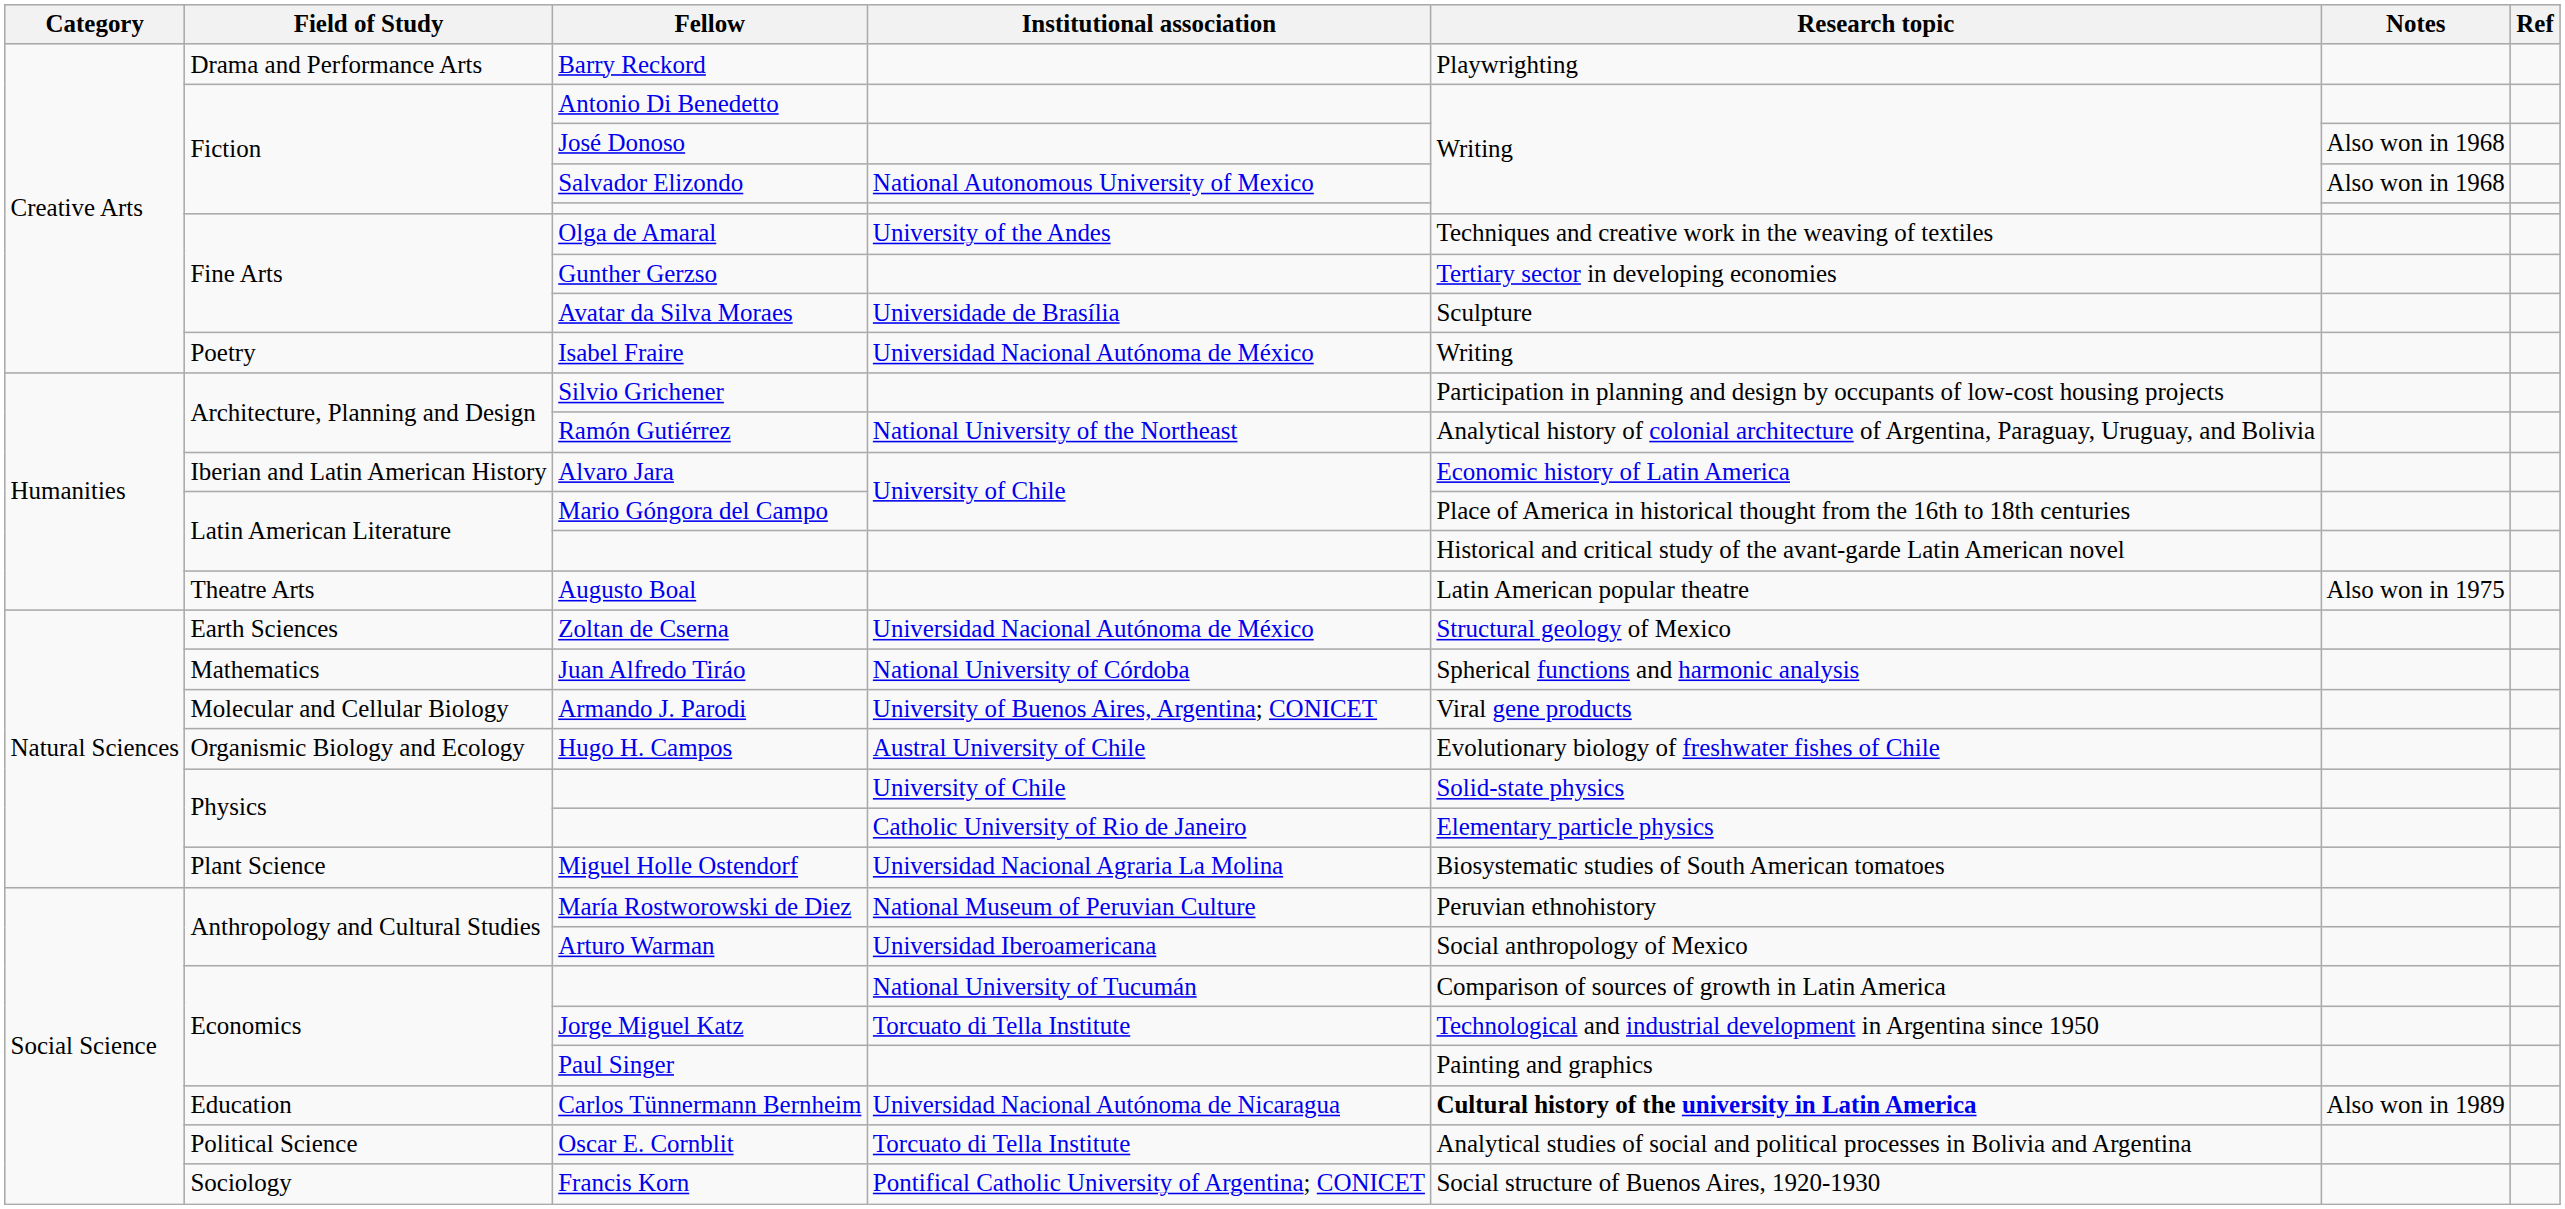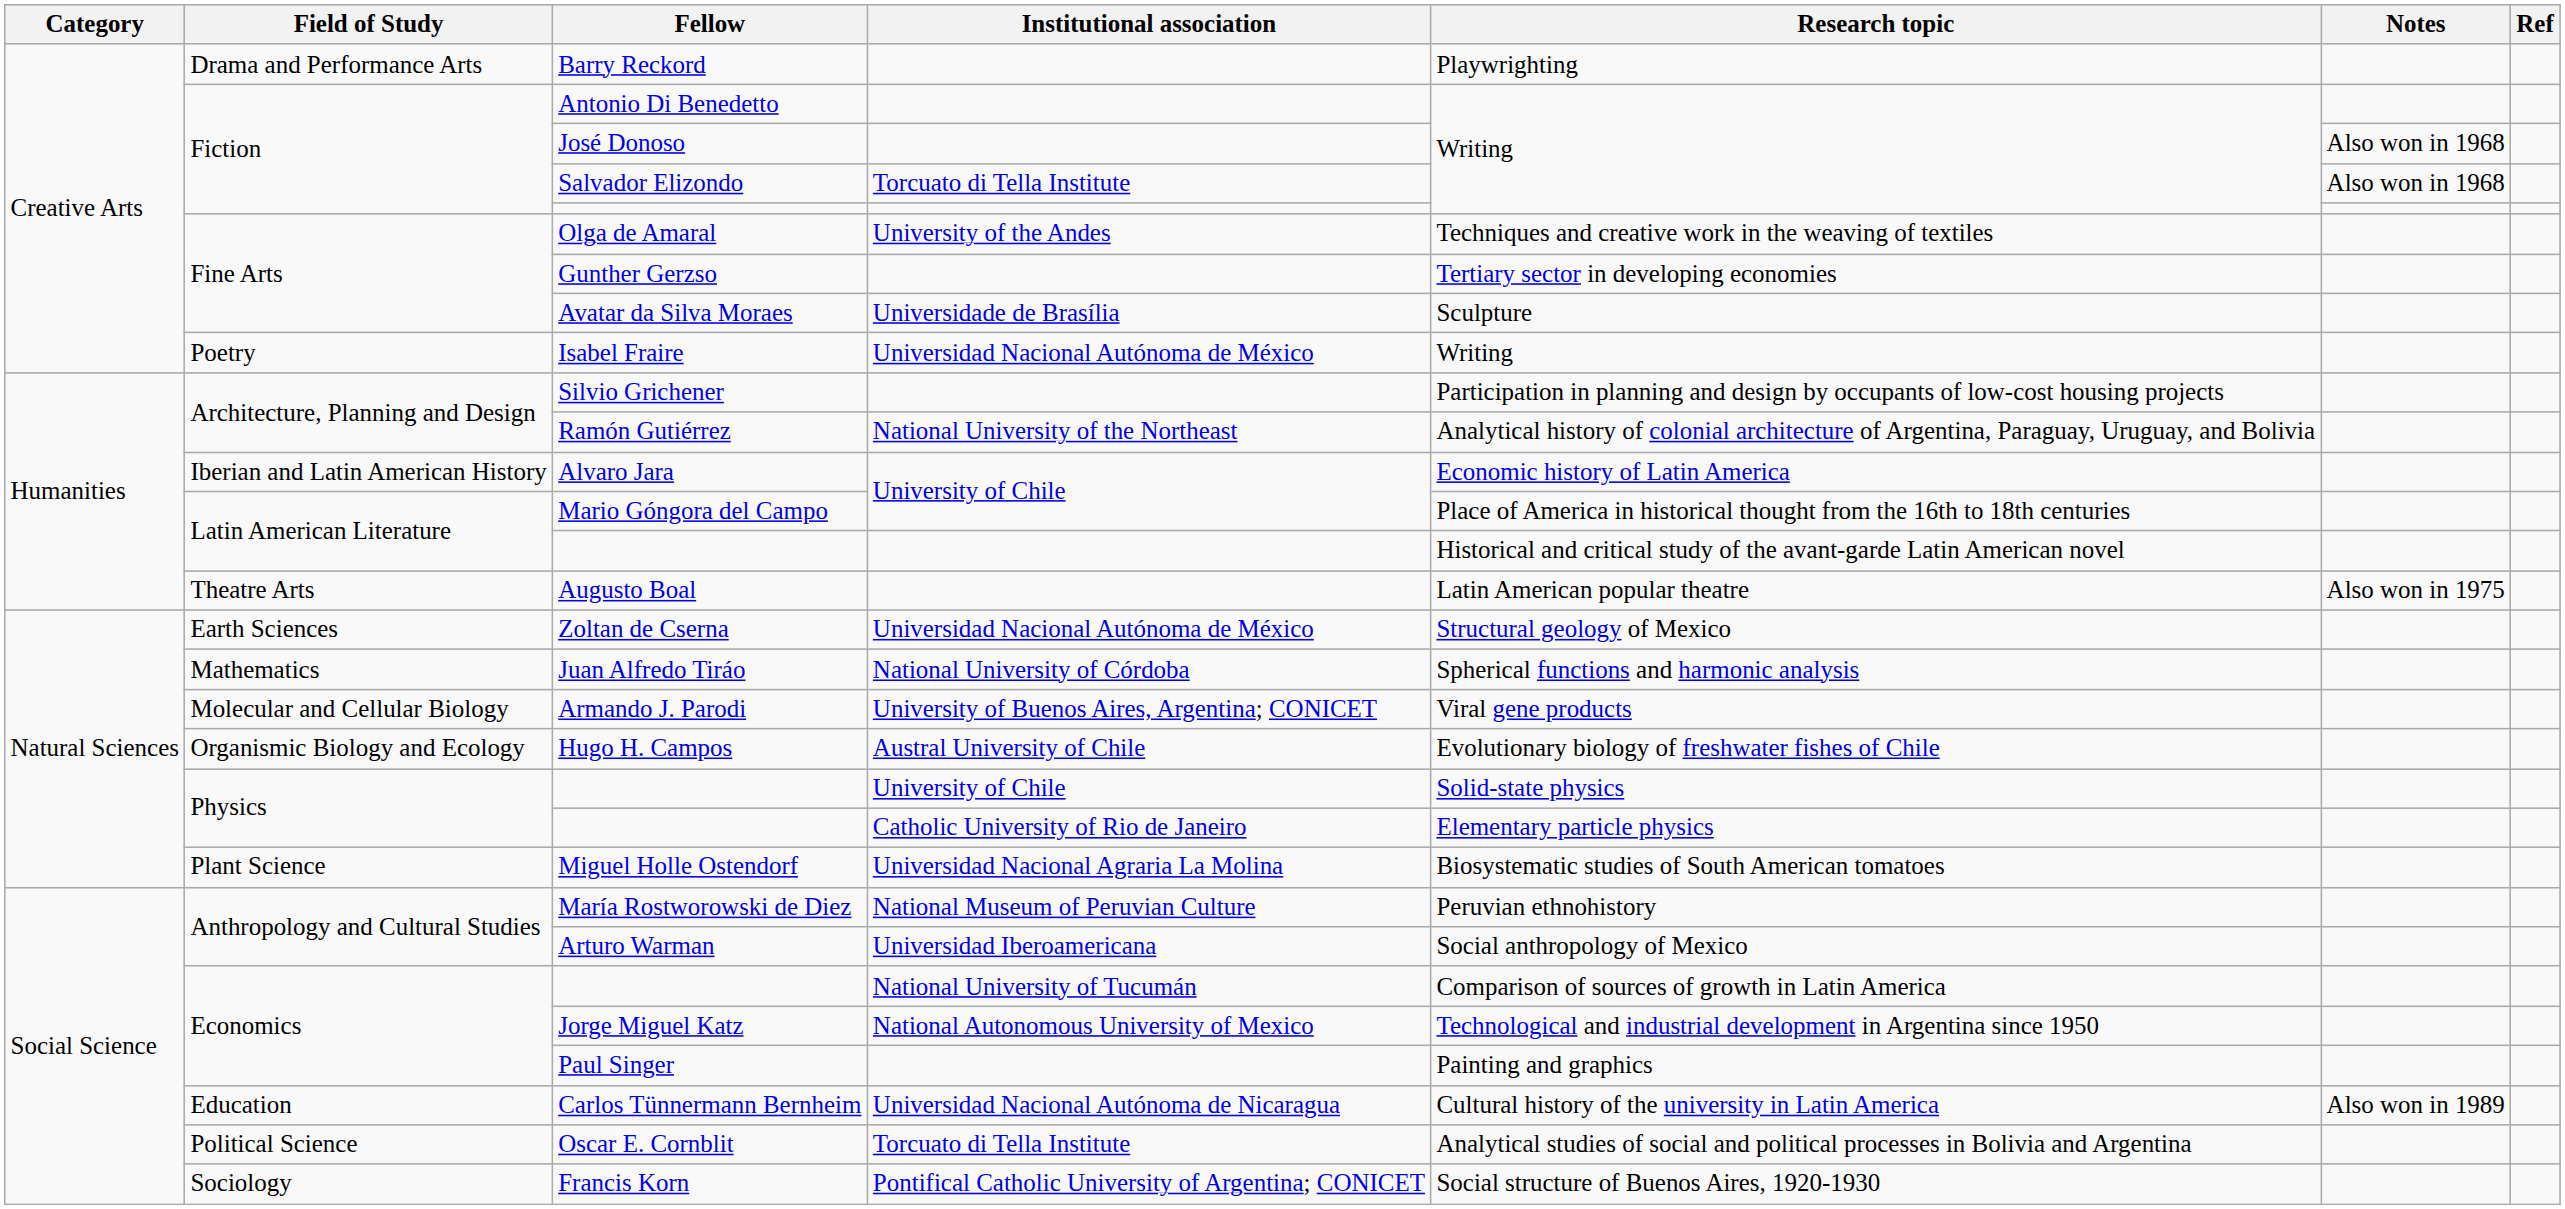(1093, 182) National Autonomous University of Mexico -> (1002, 182) Torcuato di Tella Institute
(1002, 1025) Torcuato di Tella Institute -> (1093, 1025) National Autonomous University of Mexico
(1706, 1104) bold -> (1688, 1104) normal
